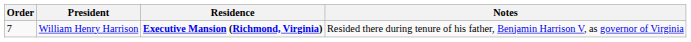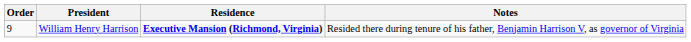(9, 28) 7 -> (9, 28) 9
